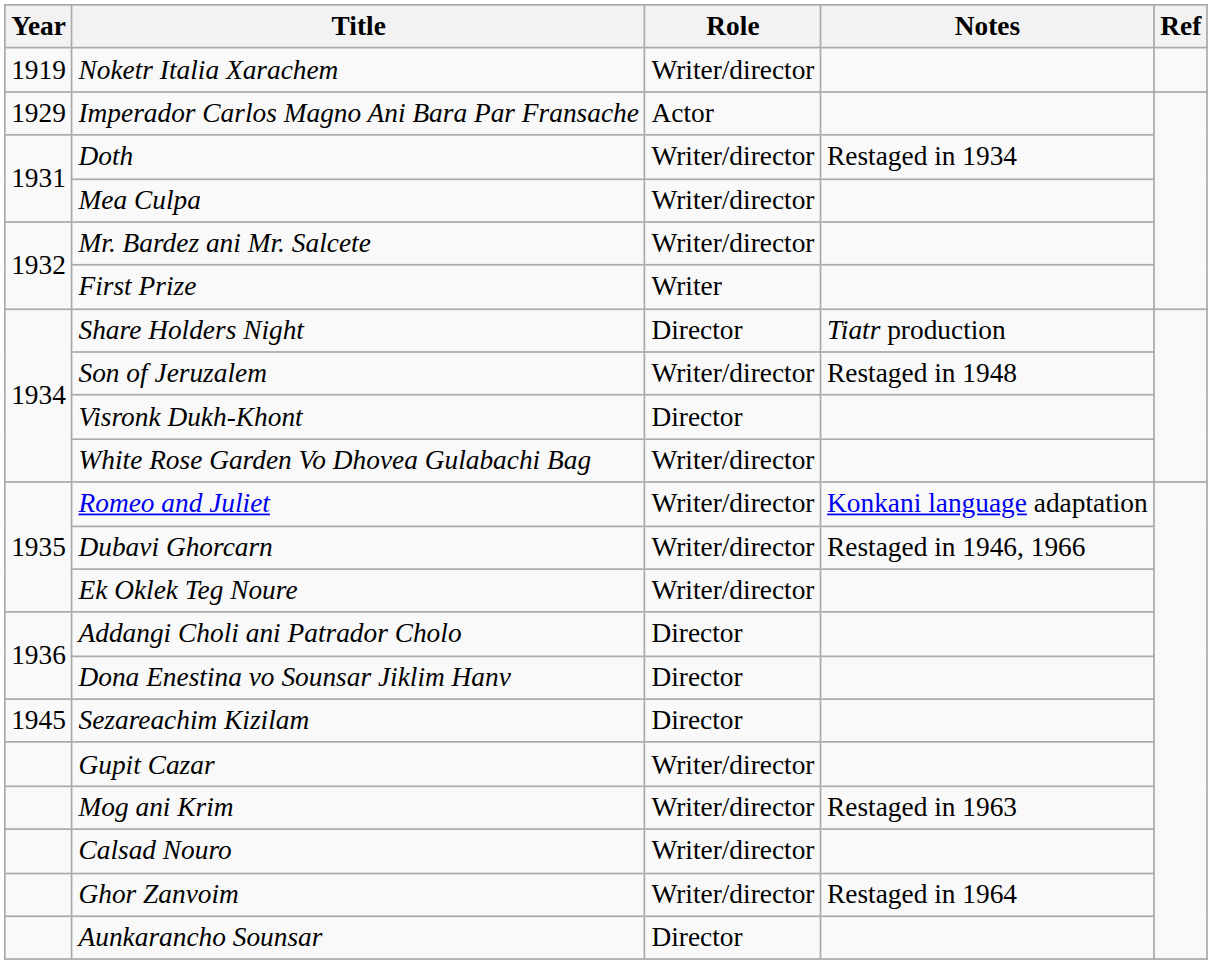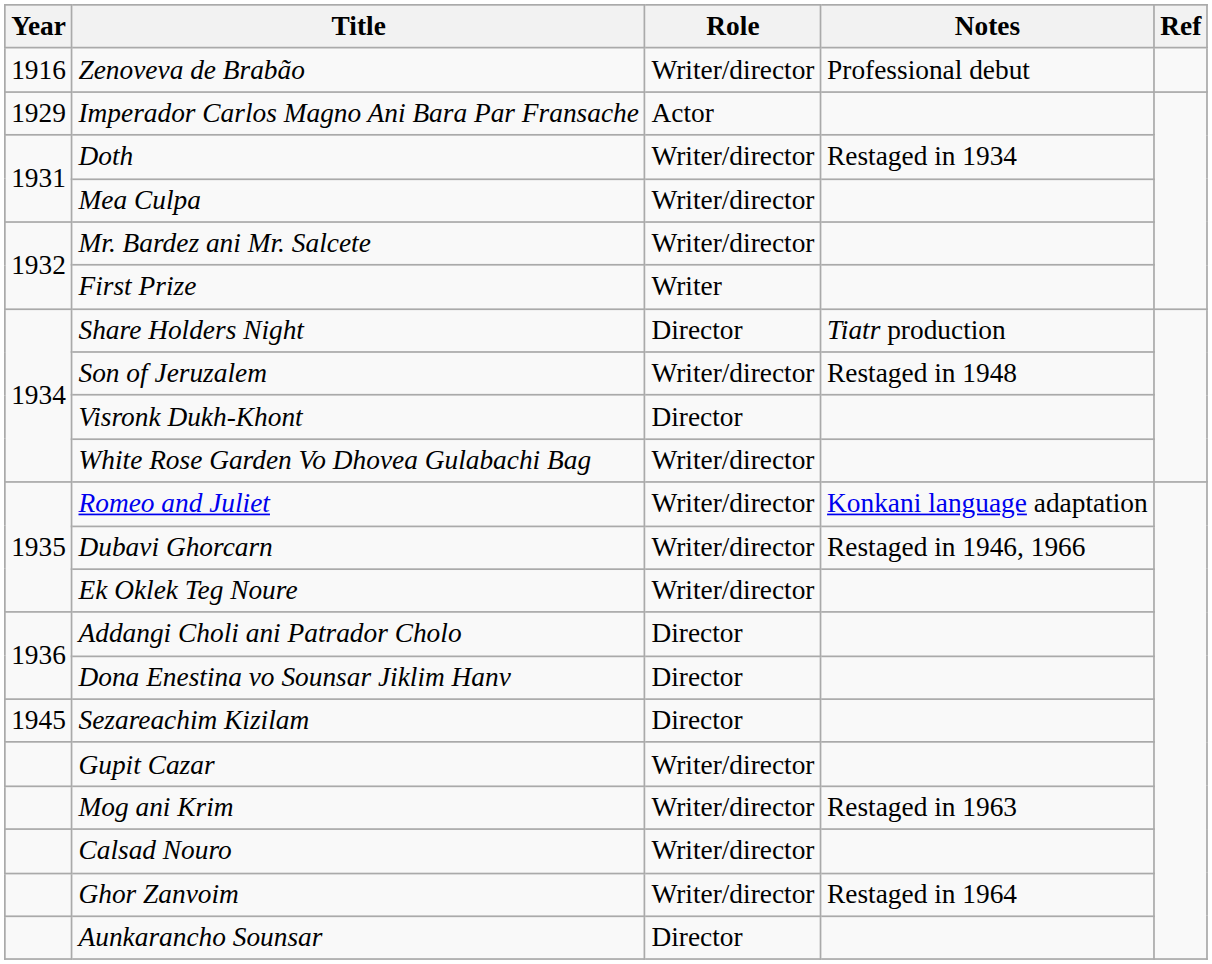+ row: (192, 69)
- row: (208, 69)
